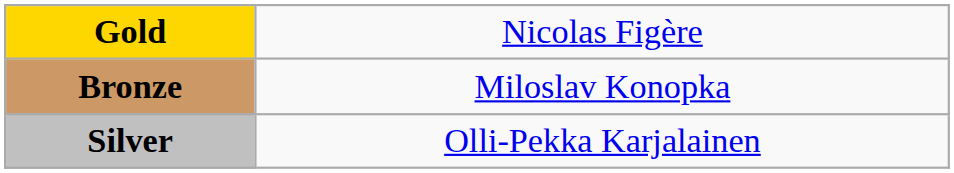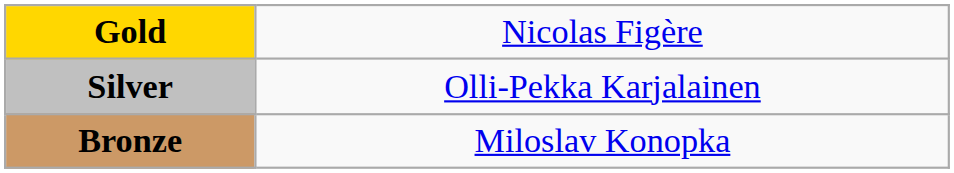rows swapped: (130, 140) <-> (130, 85)
